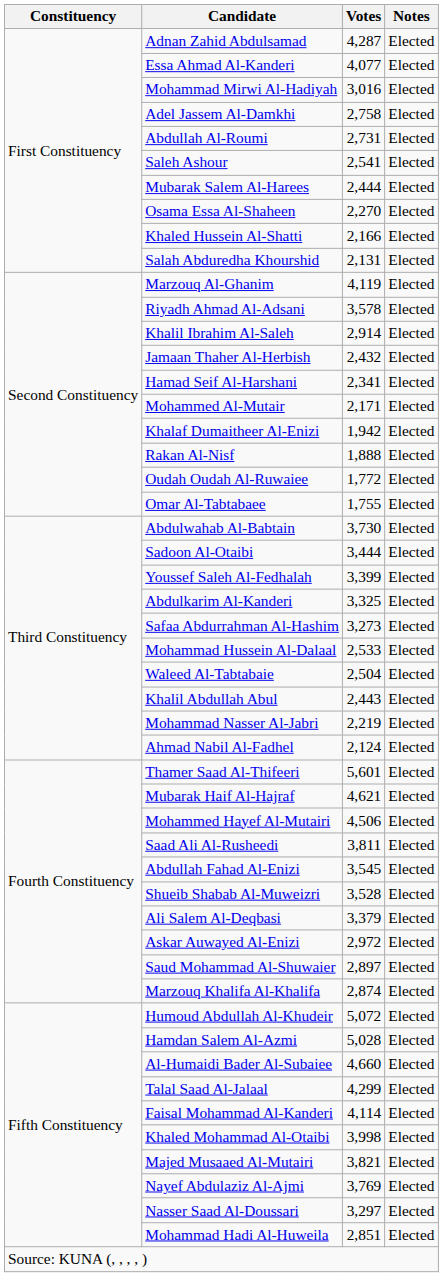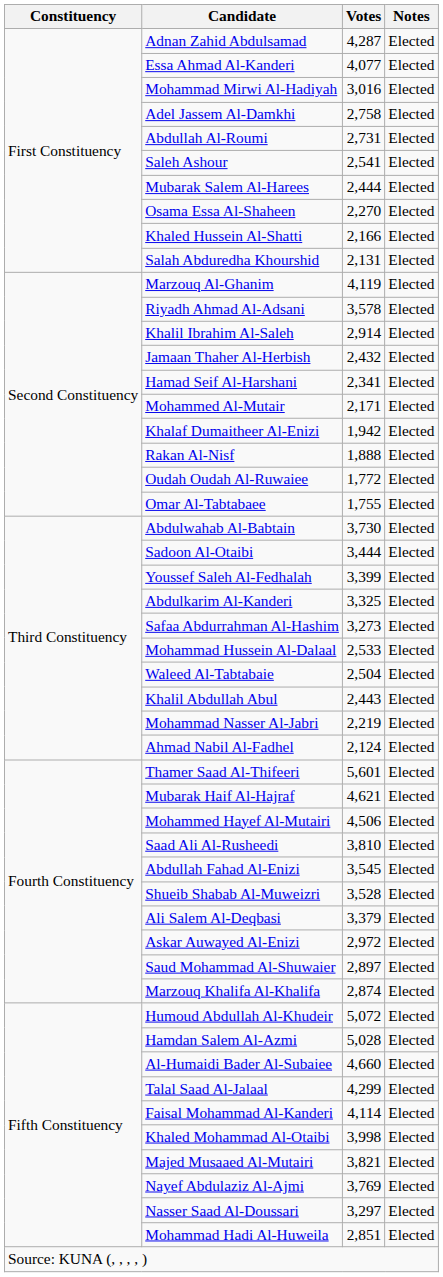(364, 844) 3,811 -> (364, 844) 3,810
